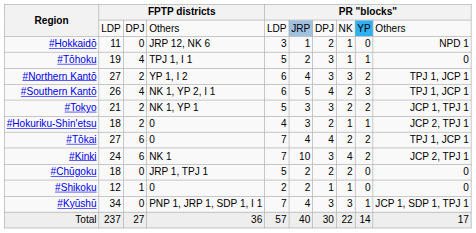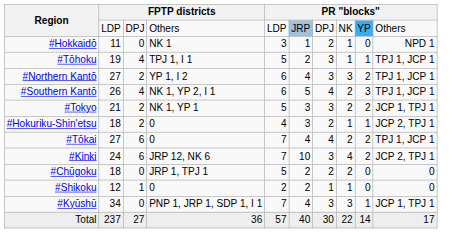(180, 44) JRP 12, NK 6 -> (160, 44) NK 1
(466, 60) 0 -> (405, 60) TPJ 1, JCP 1
(160, 156) NK 1 -> (180, 156) JRP 12, NK 6
(422, 204) JCP 1, SDP 1, TPJ 1 -> (405, 204) JCP 1, TPJ 1
